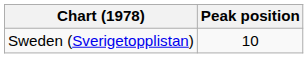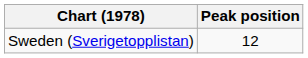(250, 40) 10 -> (250, 40) 12
